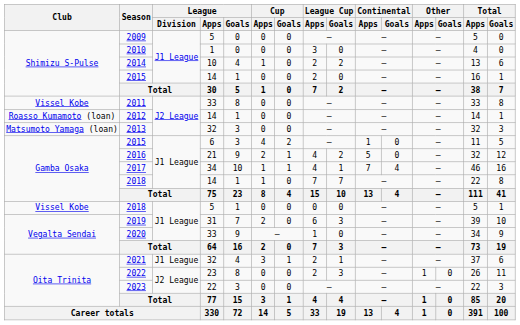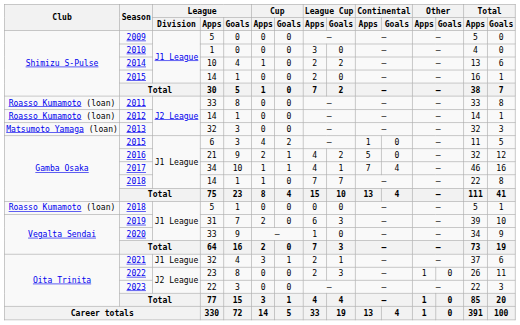(62, 103) Vissel Kobe -> (62, 103) Roasso Kumamoto (loan)
(62, 208) Vissel Kobe -> (62, 208) Roasso Kumamoto (loan)
